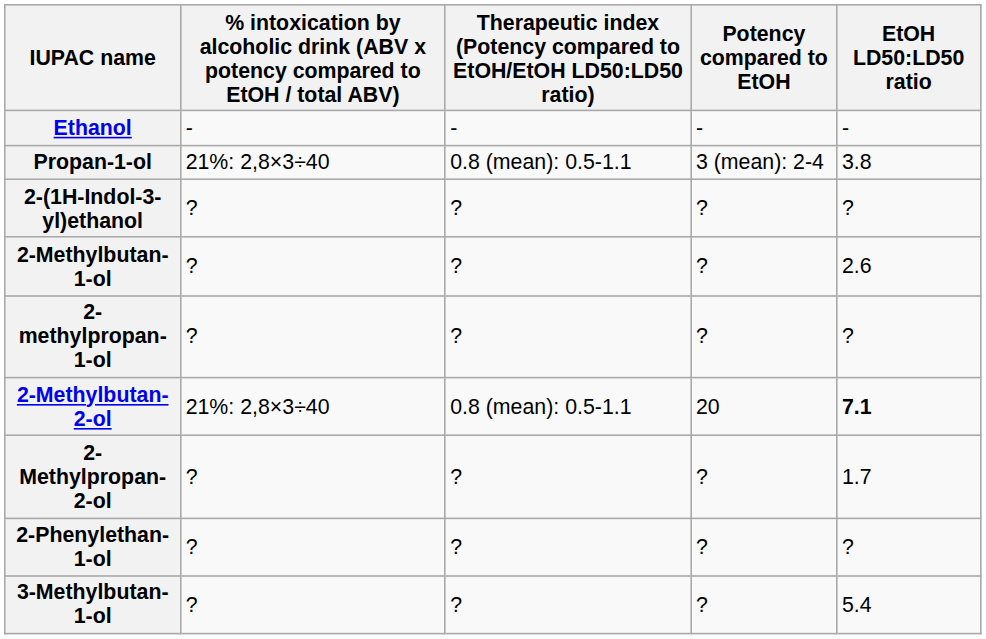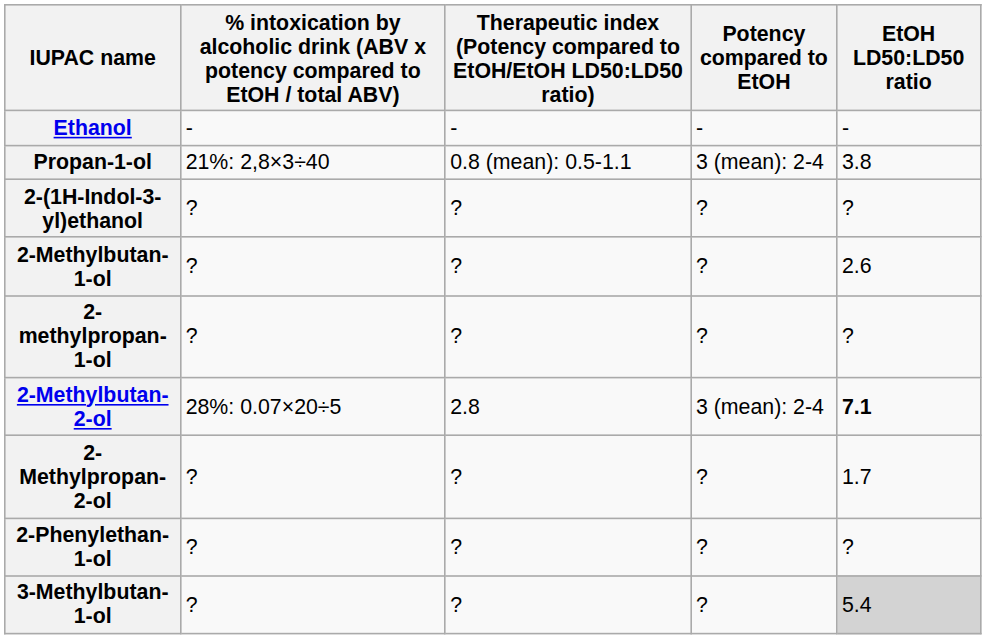(258, 407) 21%: 2,8×3÷40 -> (264, 407) 28%: 0.07×20÷5
(541, 407) 0.8 (mean): 0.5-1.1 -> (465, 407) 2.8
(708, 407) 20 -> (760, 407) 3 (mean): 2-4
(857, 605) no background -> (857, 605) lightgrey background
